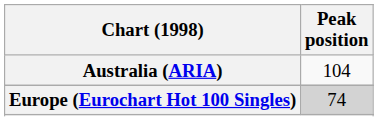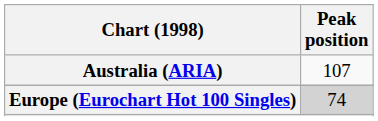(337, 70) 104 -> (337, 70) 107
